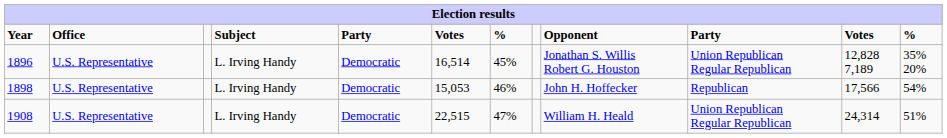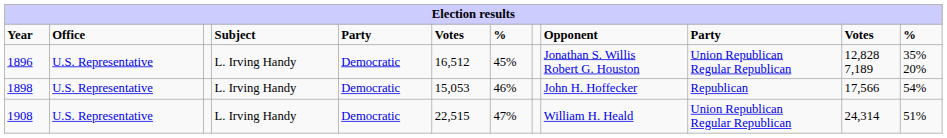(452, 61) 16,514 -> (452, 61) 16,512
